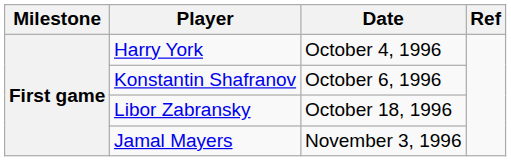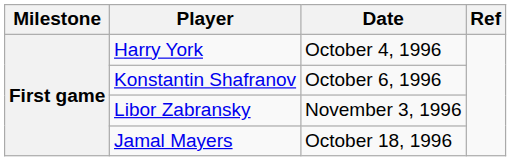(378, 110) October 18, 1996 -> (383, 110) November 3, 1996
(383, 140) November 3, 1996 -> (378, 140) October 18, 1996
